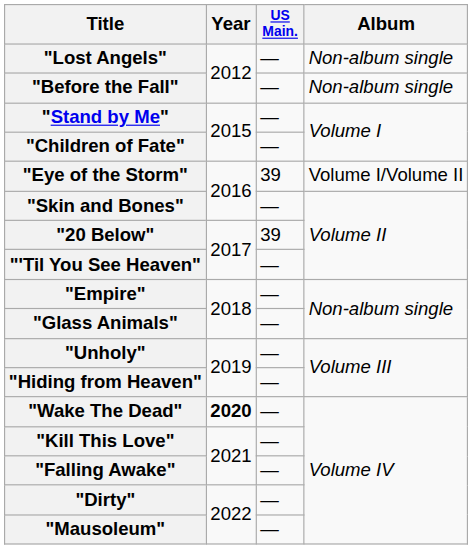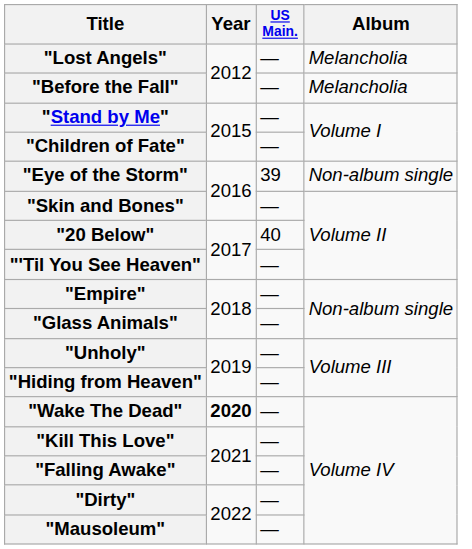(381, 58) Non-album single -> (358, 58) Melancholia
(381, 87) Non-album single -> (358, 87) Melancholia
(386, 176) Volume I/Volume II -> (381, 176) Non-album single
(271, 235) 39 -> (271, 235) 40
